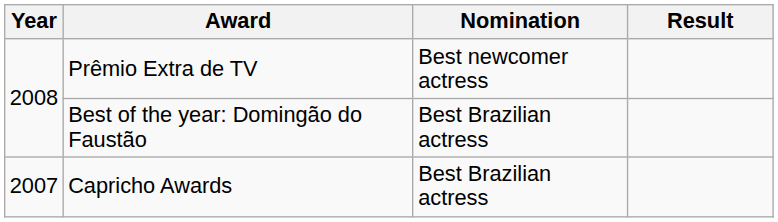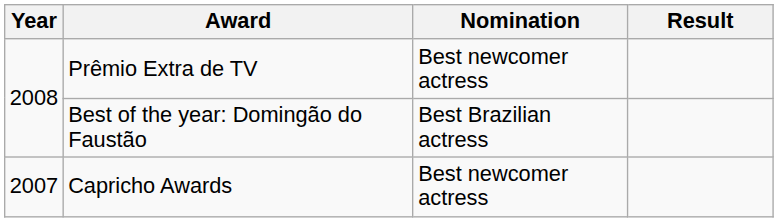(485, 186) Best Brazilian actress -> (493, 186) Best newcomer actress
